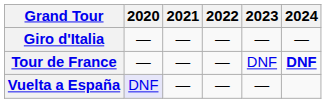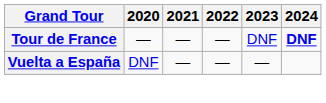- row: (64, 39)
(143, 86) lavender background -> (143, 62) no background
